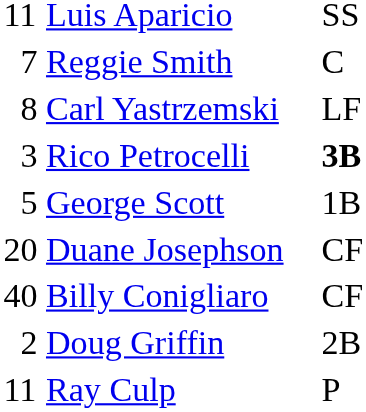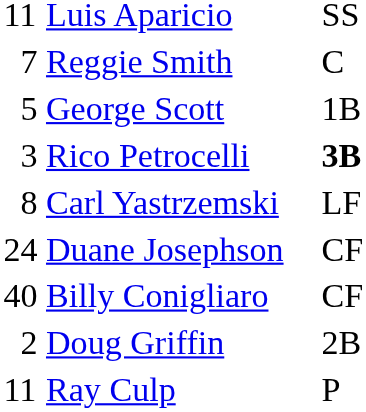rows swapped: (179, 108) <-> (135, 202)
(20, 249) 20 -> (20, 249) 24
